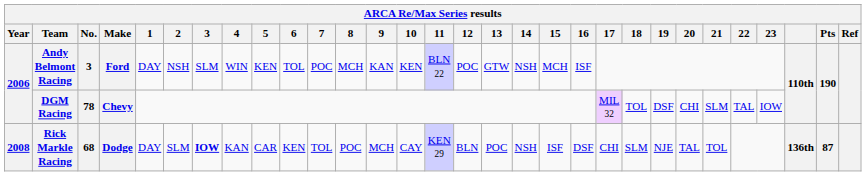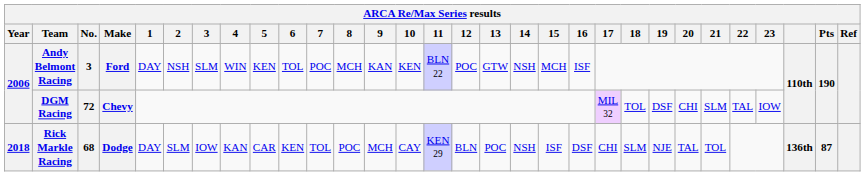(89, 107) 78 -> (89, 107) 72
(18, 147) 2008 -> (18, 147) 2018
(207, 147) bold -> (206, 147) normal
